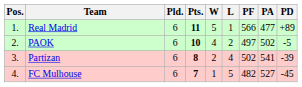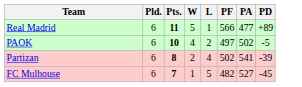- column: (15, 12)
